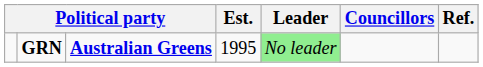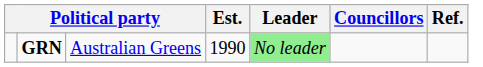(141, 47) bold -> (136, 47) normal
(238, 47) 1995 -> (228, 47) 1990
